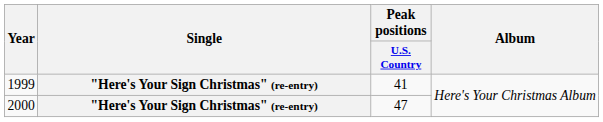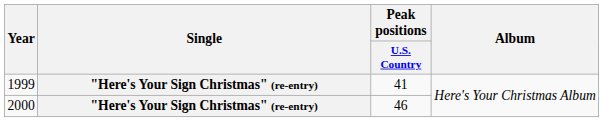(401, 106) 47 -> (401, 106) 46
